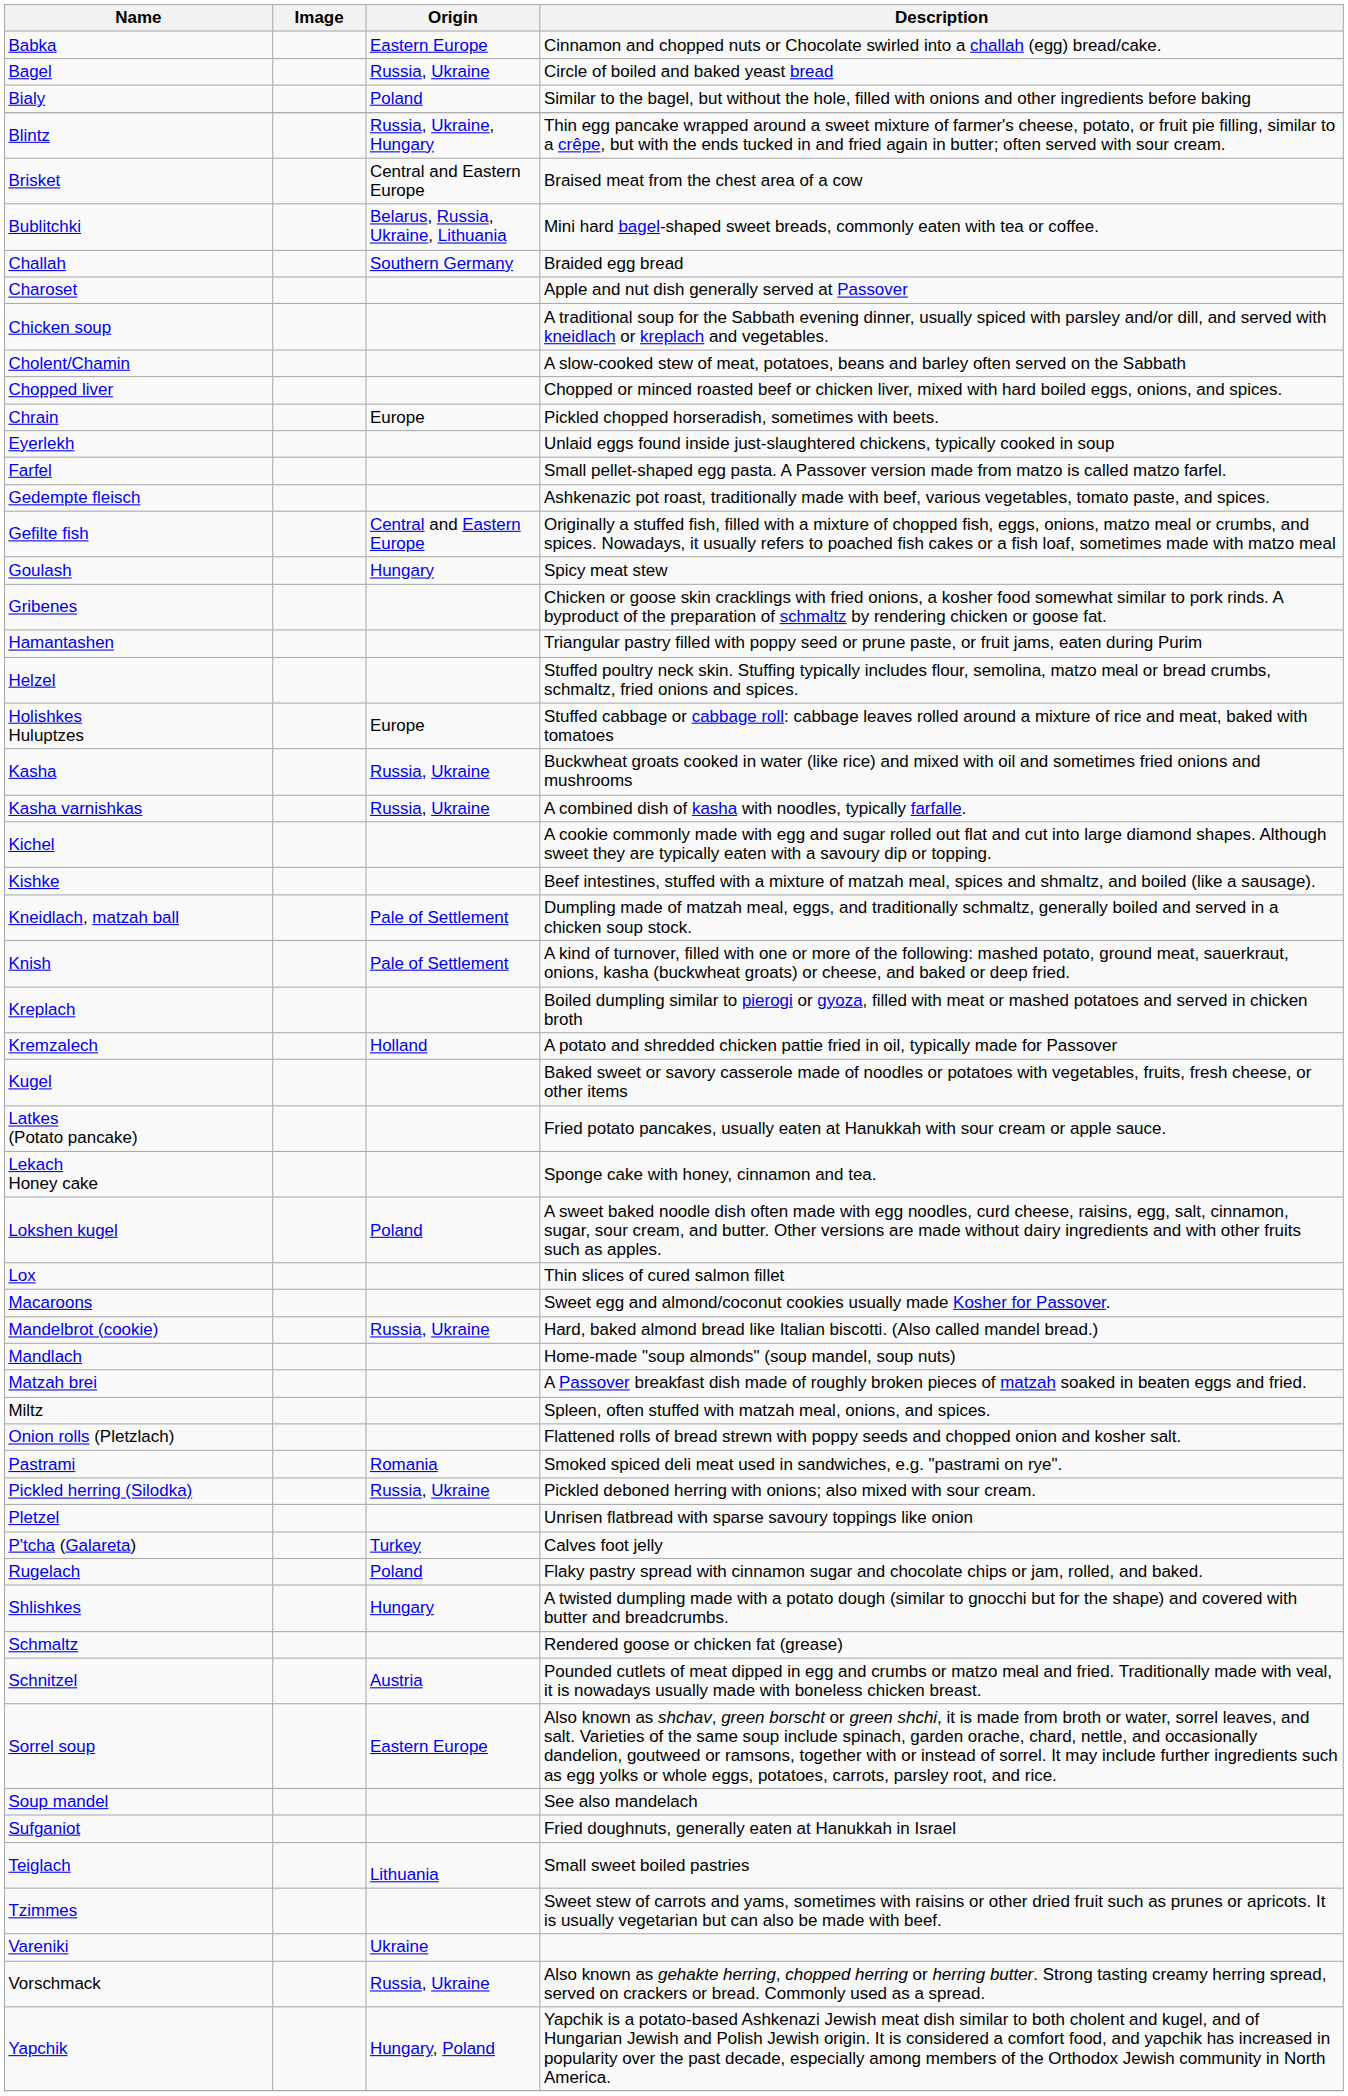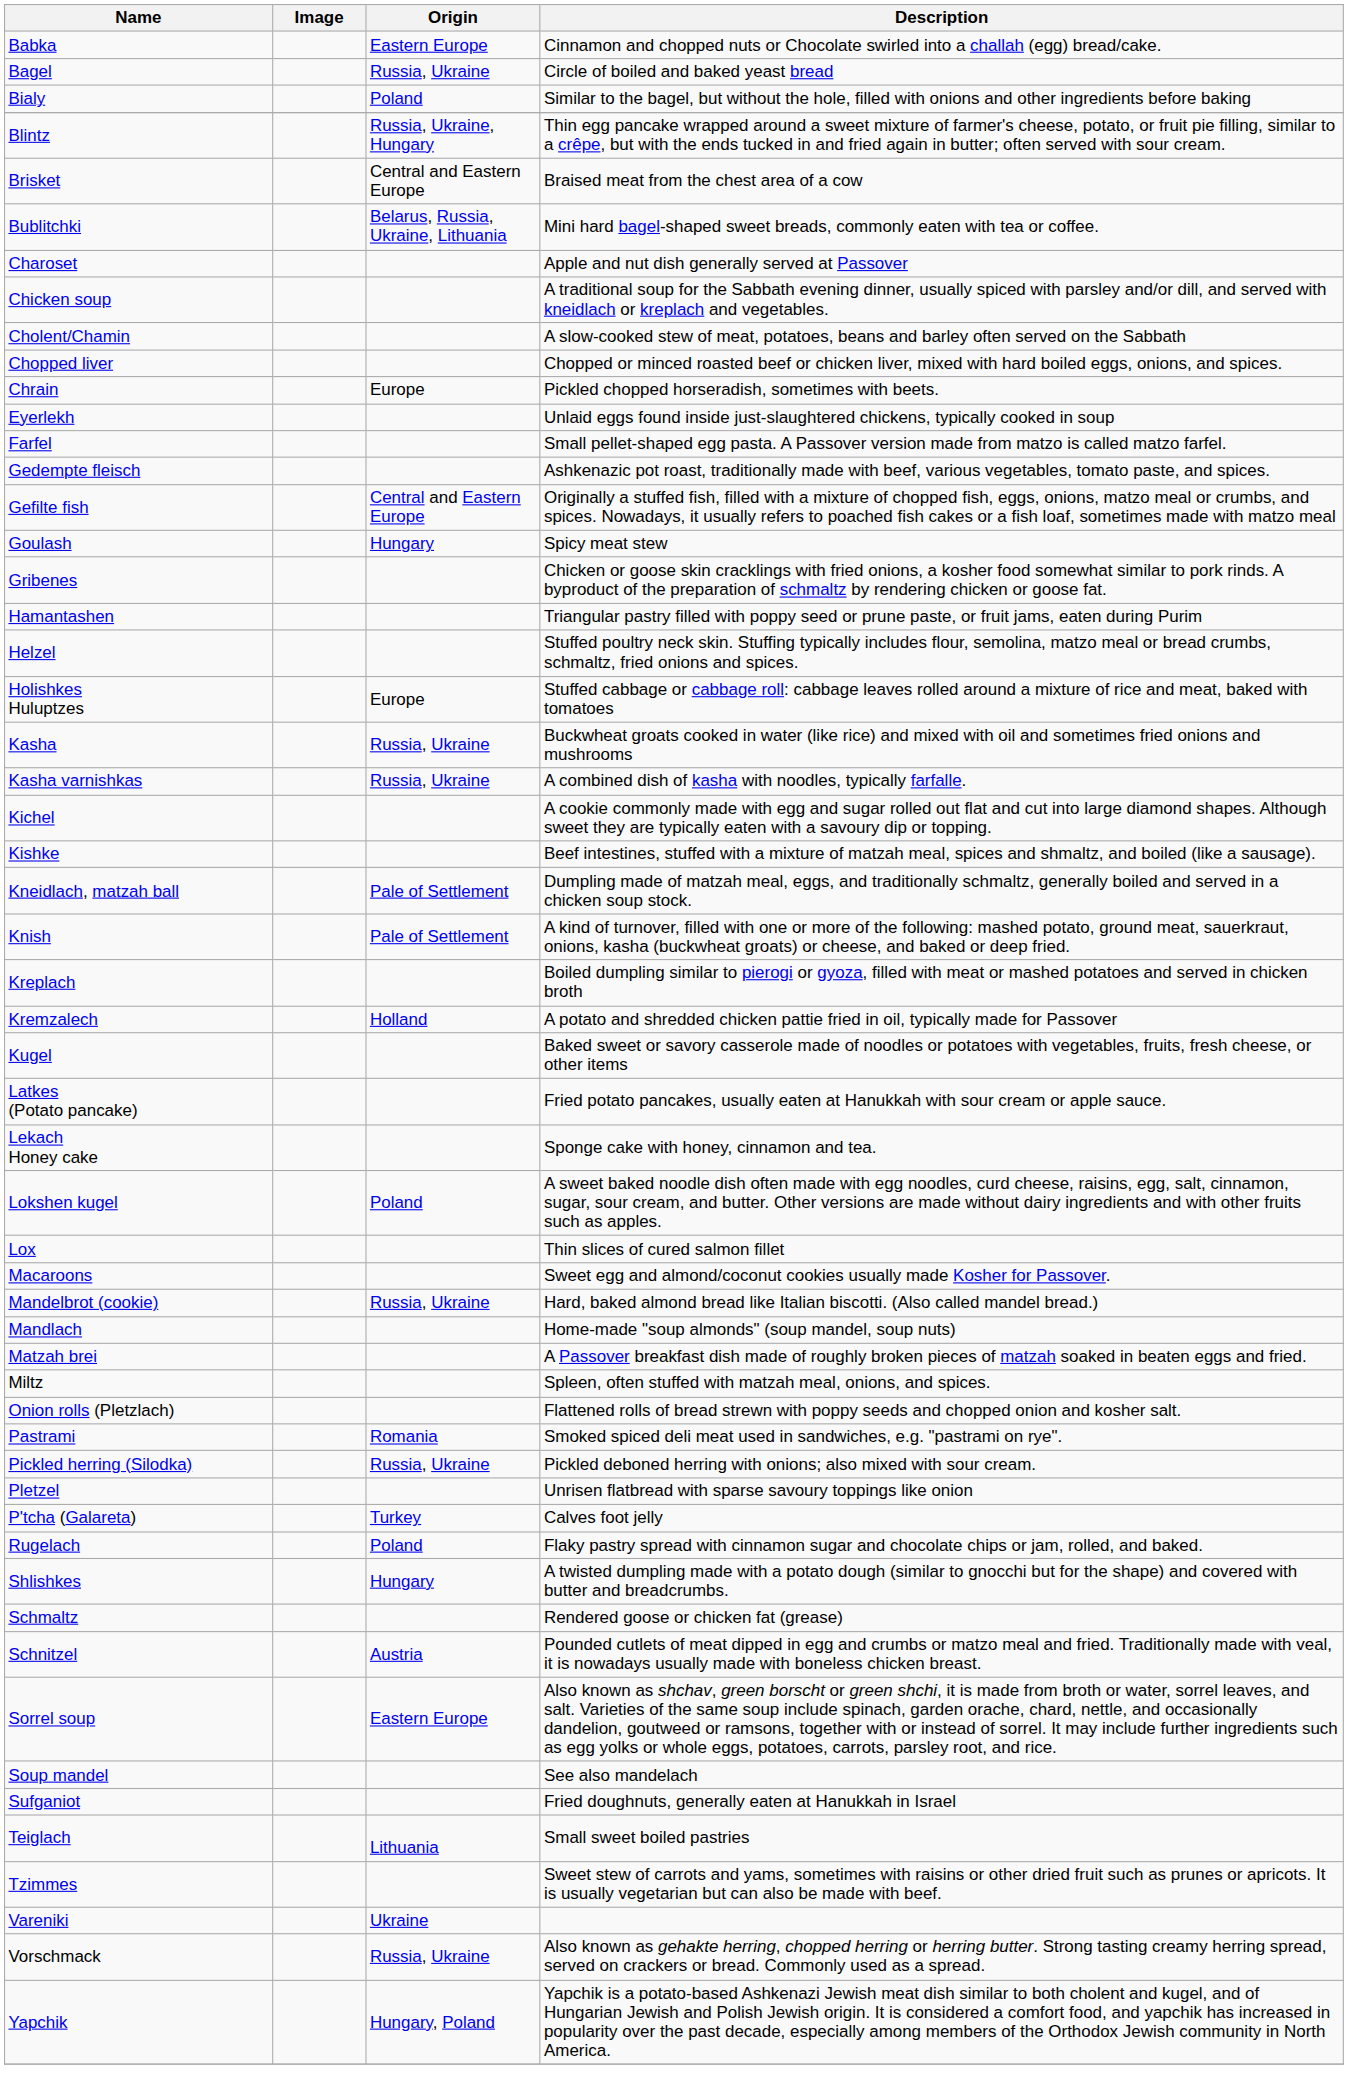- row: (37, 263)
